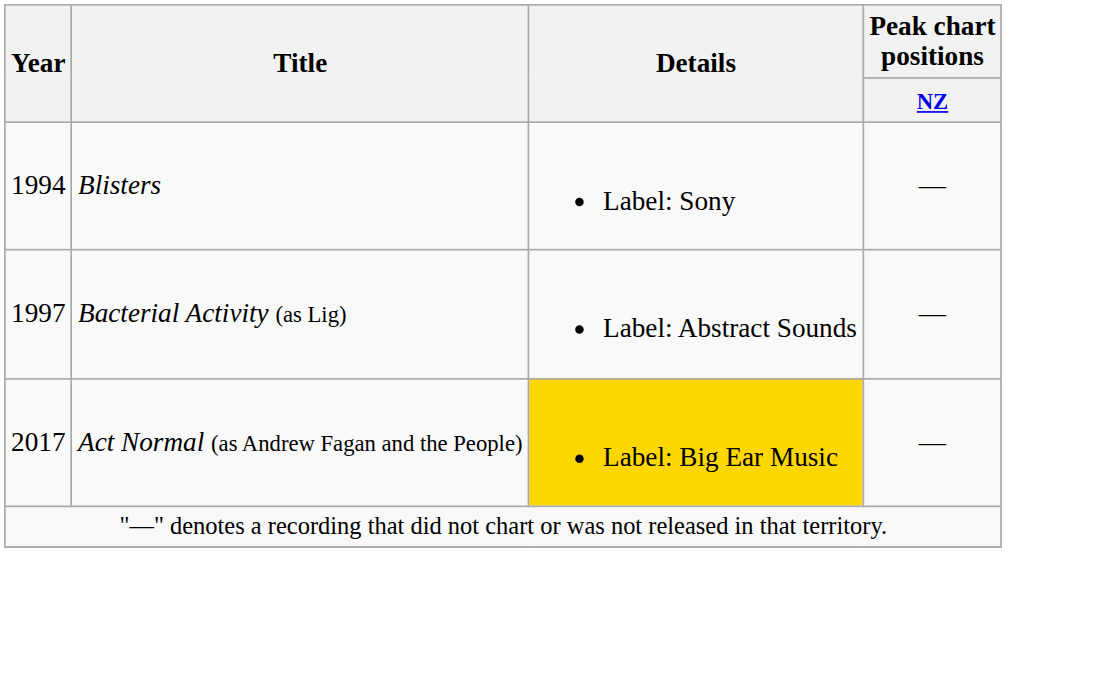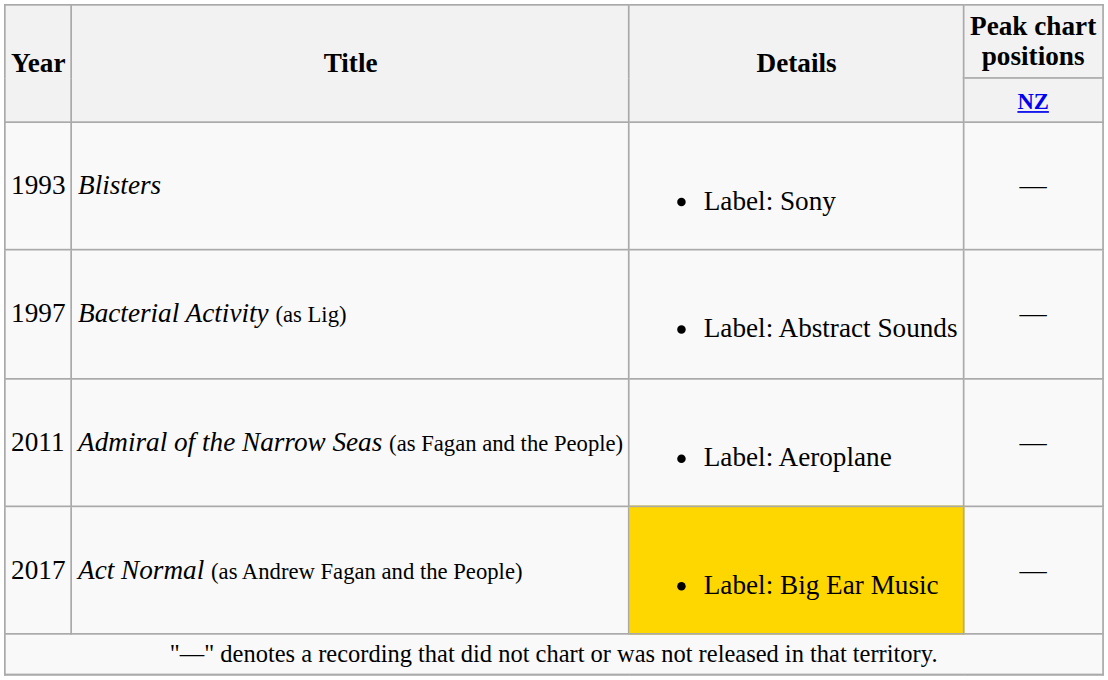(38, 185) 1994 -> (38, 185) 1993
+ row: (351, 441)
